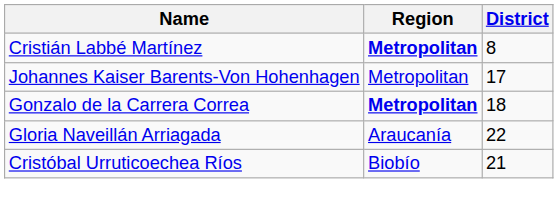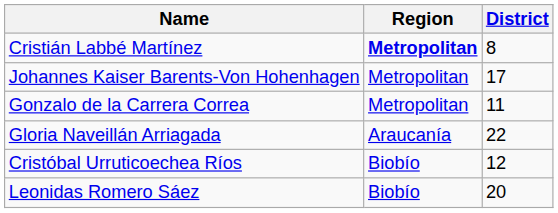(423, 105) bold -> (418, 105) normal
(496, 105) 18 -> (495, 105) 11
(496, 163) 21 -> (496, 163) 12
+ row: (104, 192)
